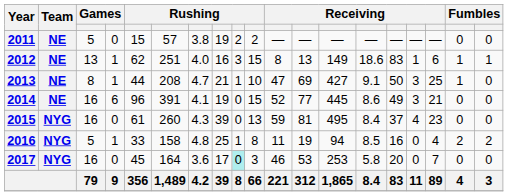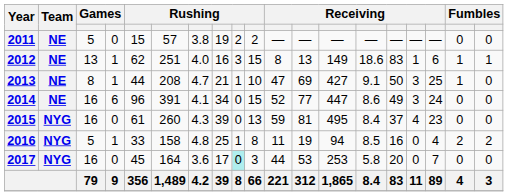(222, 100) 19 -> (222, 100) 34
(337, 100) 445 -> (337, 100) 447
(435, 100) 21 -> (435, 100) 24
(278, 160) 46 -> (278, 160) 44
